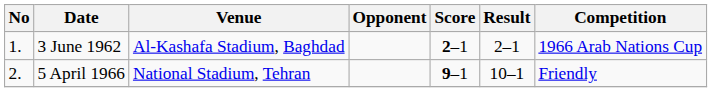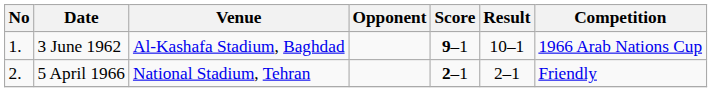(455, 45) 2–1 -> (455, 45) 9–1
(507, 45) 2–1 -> (507, 45) 10–1
(455, 73) 9–1 -> (455, 73) 2–1
(507, 73) 10–1 -> (507, 73) 2–1
